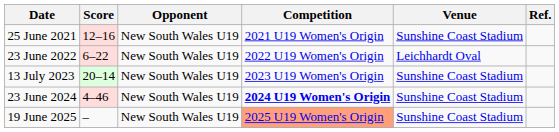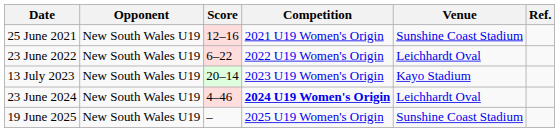columns swapped: (180, 14) <-> (99, 14)
(460, 76) Sunshine Coast Stadium -> (434, 76) Kayo Stadium
(460, 96) Sunshine Coast Stadium -> (439, 96) Leichhardt Oval
(314, 117) lightsalmon background -> (314, 117) no background
